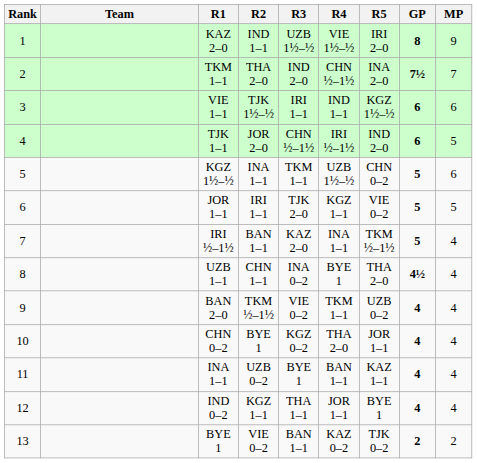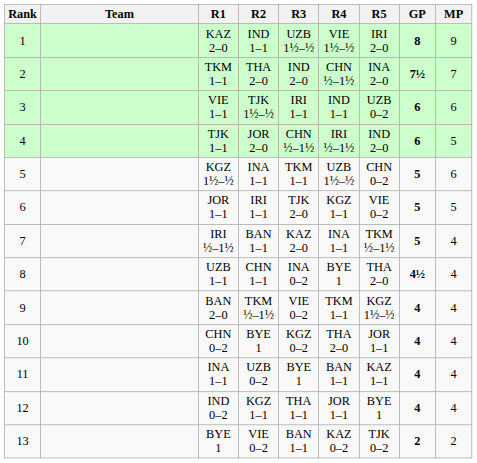(379, 107) KGZ 1½–½ -> (379, 107) UZB 0–2
(379, 307) UZB 0–2 -> (379, 307) KGZ 1½–½
